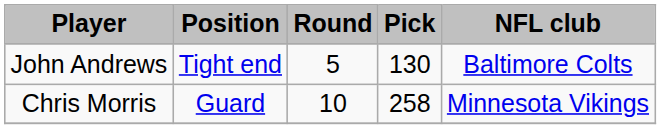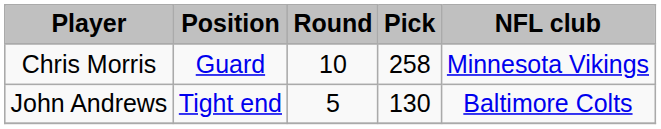rows swapped: (89, 63) <-> (89, 103)
